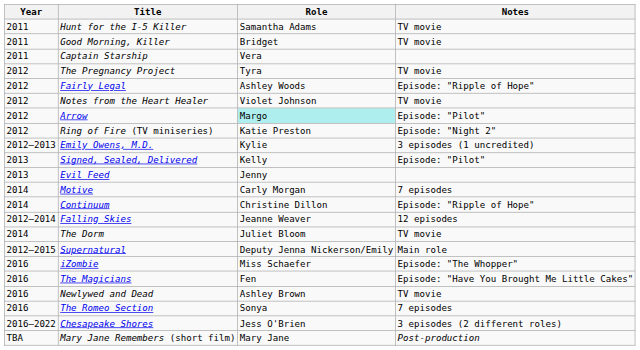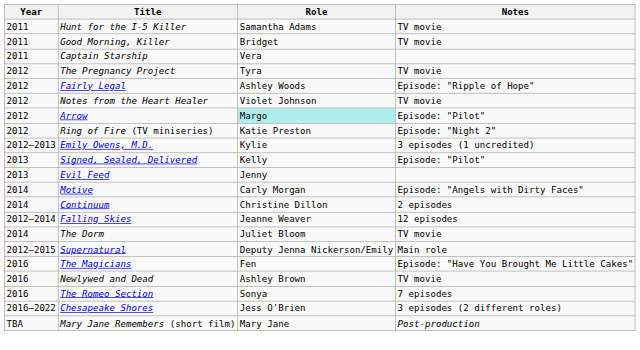(425, 190) 7 episodes -> (491, 190) Episode: "Angels with Dirty Faces"
(466, 205) Episode: "Ripple of Hope" -> (425, 205) 2 episodes
- row: (79, 264)
